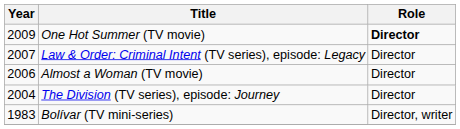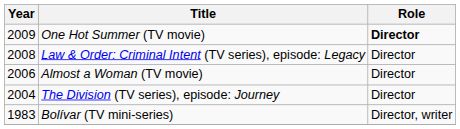(21, 54) 2007 -> (21, 54) 2008
